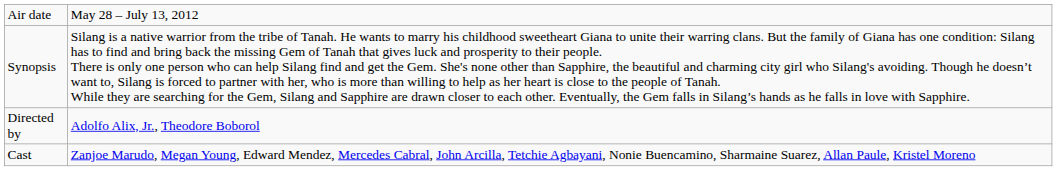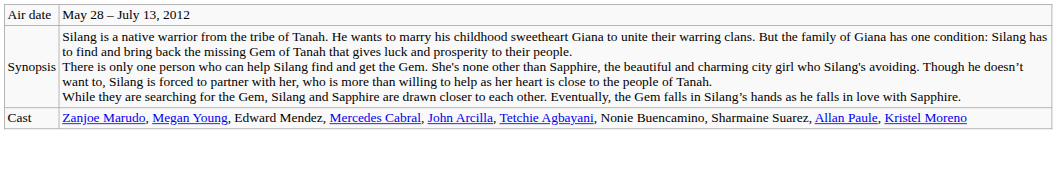- row: (31, 125)
